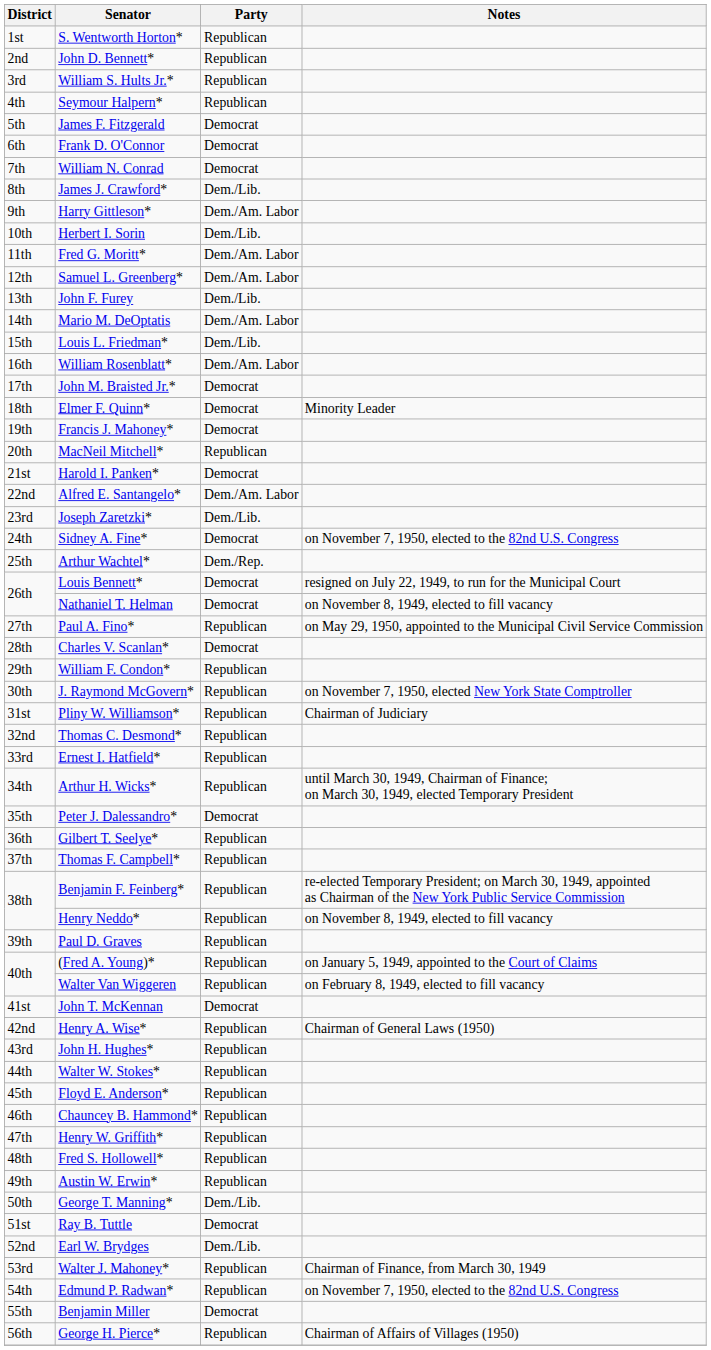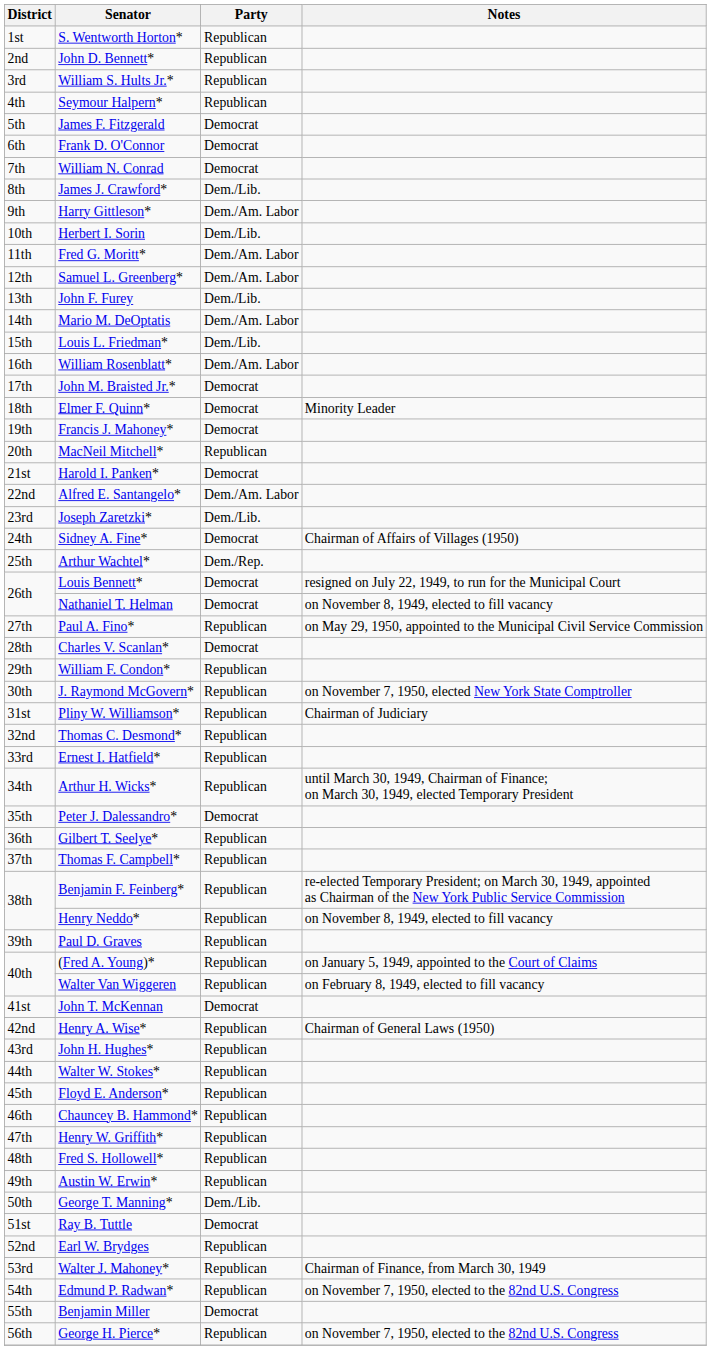(462, 539) on November 7, 1950, elected to the 82nd U.S. Congress -> (412, 539) Chairman of Affairs of Villages (1950)
(232, 1246) Dem./Lib. -> (235, 1246) Republican
(412, 1333) Chairman of Affairs of Villages (1950) -> (462, 1333) on November 7, 1950, elected to the 82nd U.S. Congress
